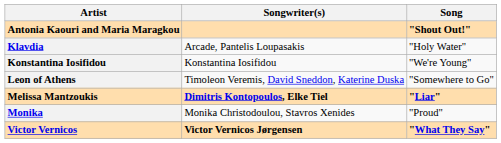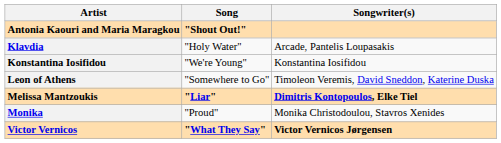columns swapped: (451, 12) <-> (294, 12)
